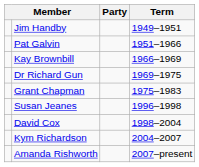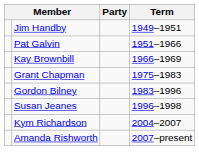- row: (48, 75)
+ row: (45, 91)
- row: (37, 122)
